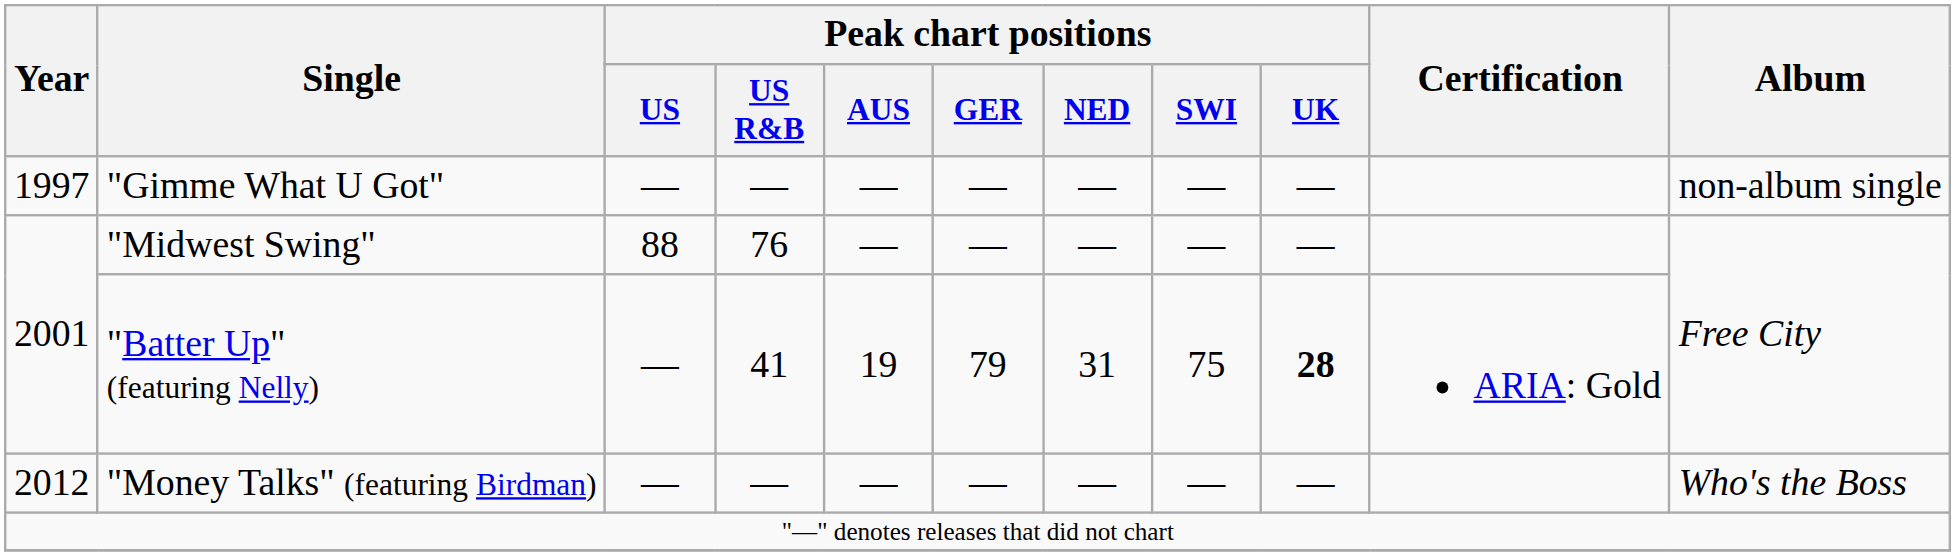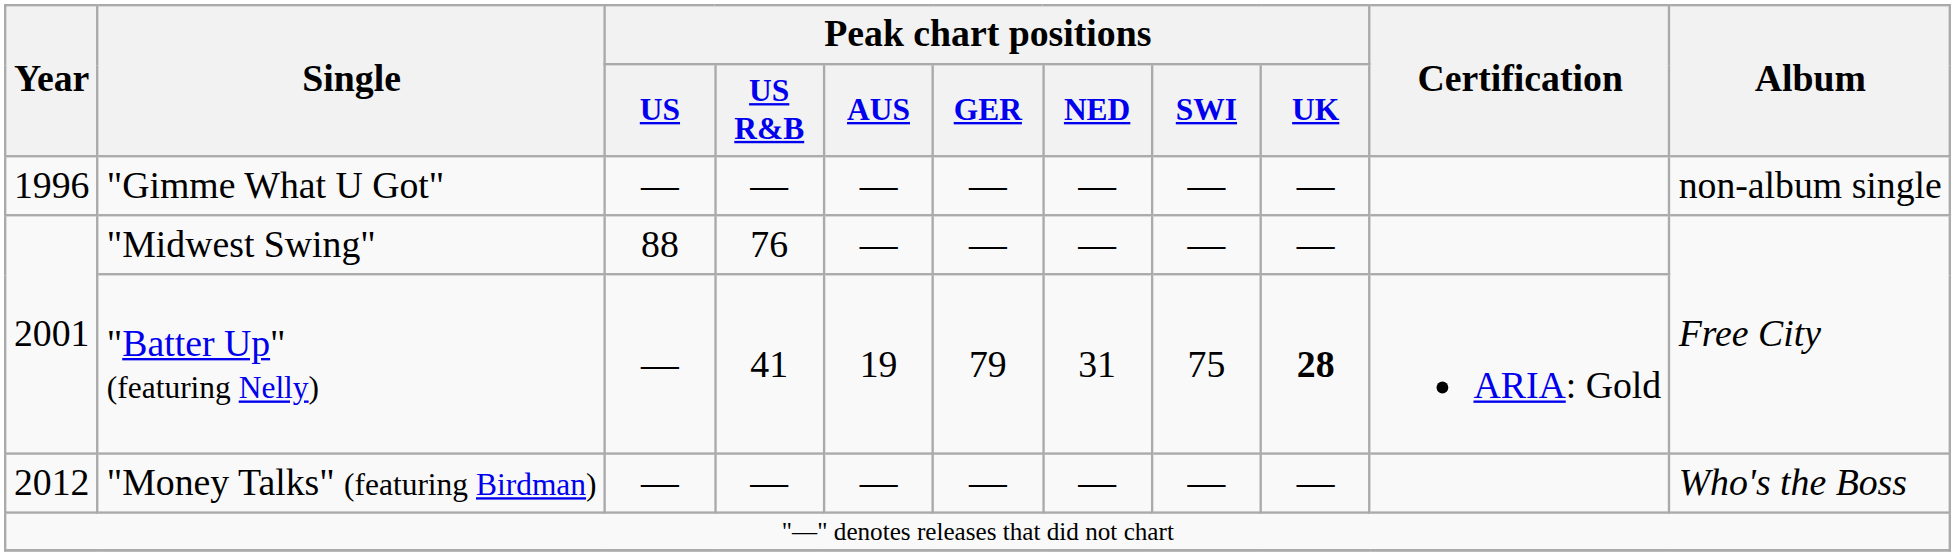(52, 184) 1997 -> (52, 184) 1996
